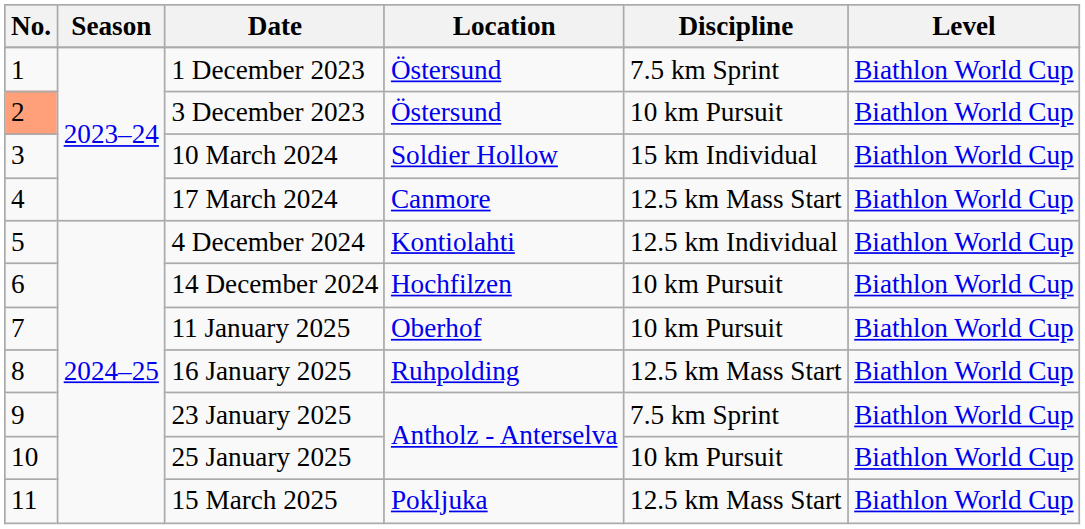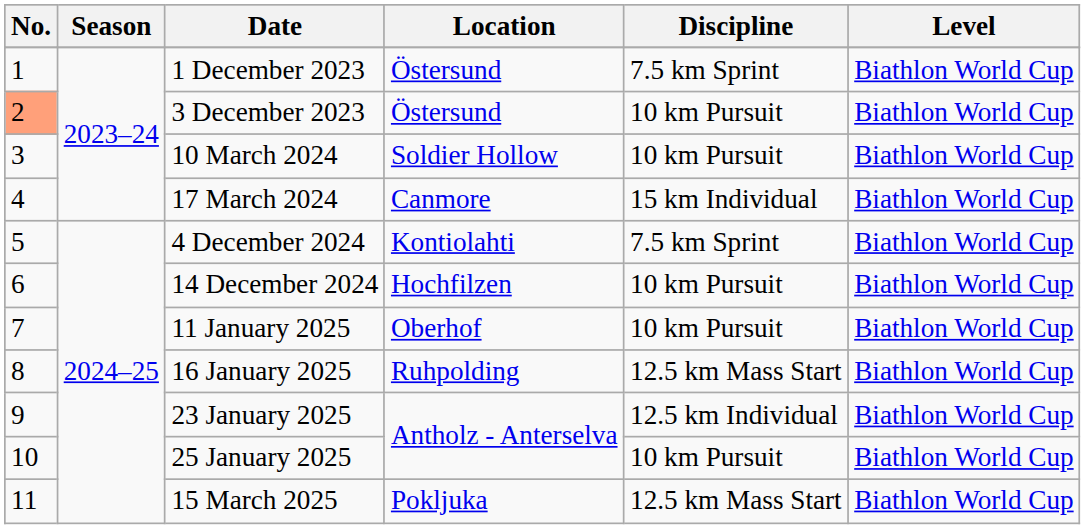(724, 155) 15 km Individual -> (706, 155) 10 km Pursuit
(736, 198) 12.5 km Mass Start -> (724, 198) 15 km Individual
(734, 241) 12.5 km Individual -> (705, 241) 7.5 km Sprint
(705, 414) 7.5 km Sprint -> (734, 414) 12.5 km Individual
